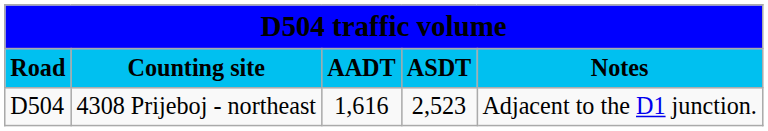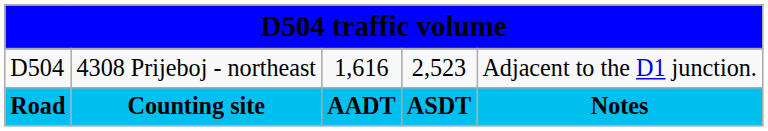rows swapped: (38, 68) <-> (37, 106)
